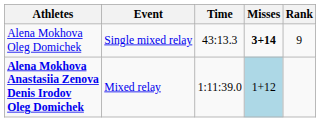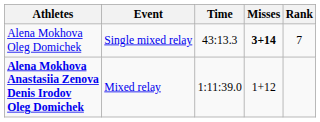(299, 40) 9 -> (299, 40) 7
(264, 87) lightblue background -> (264, 87) no background
